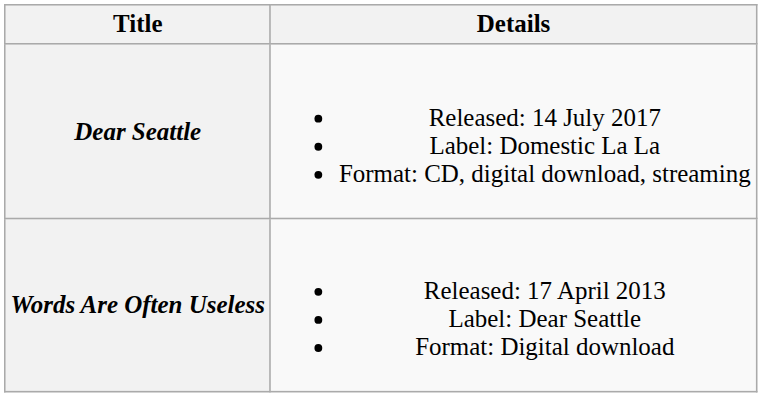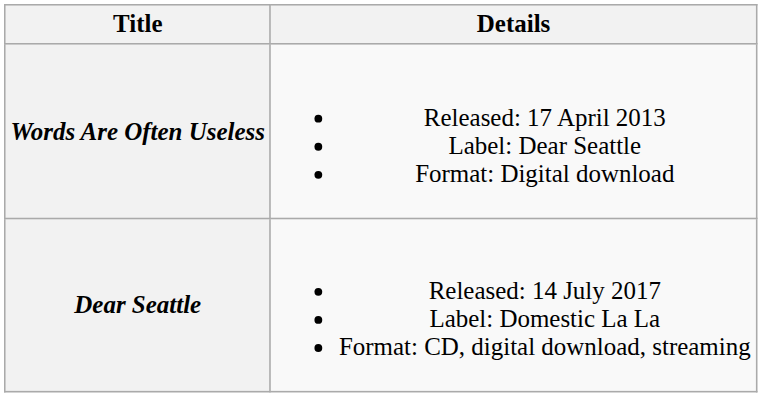rows swapped: (138, 304) <-> (138, 130)
